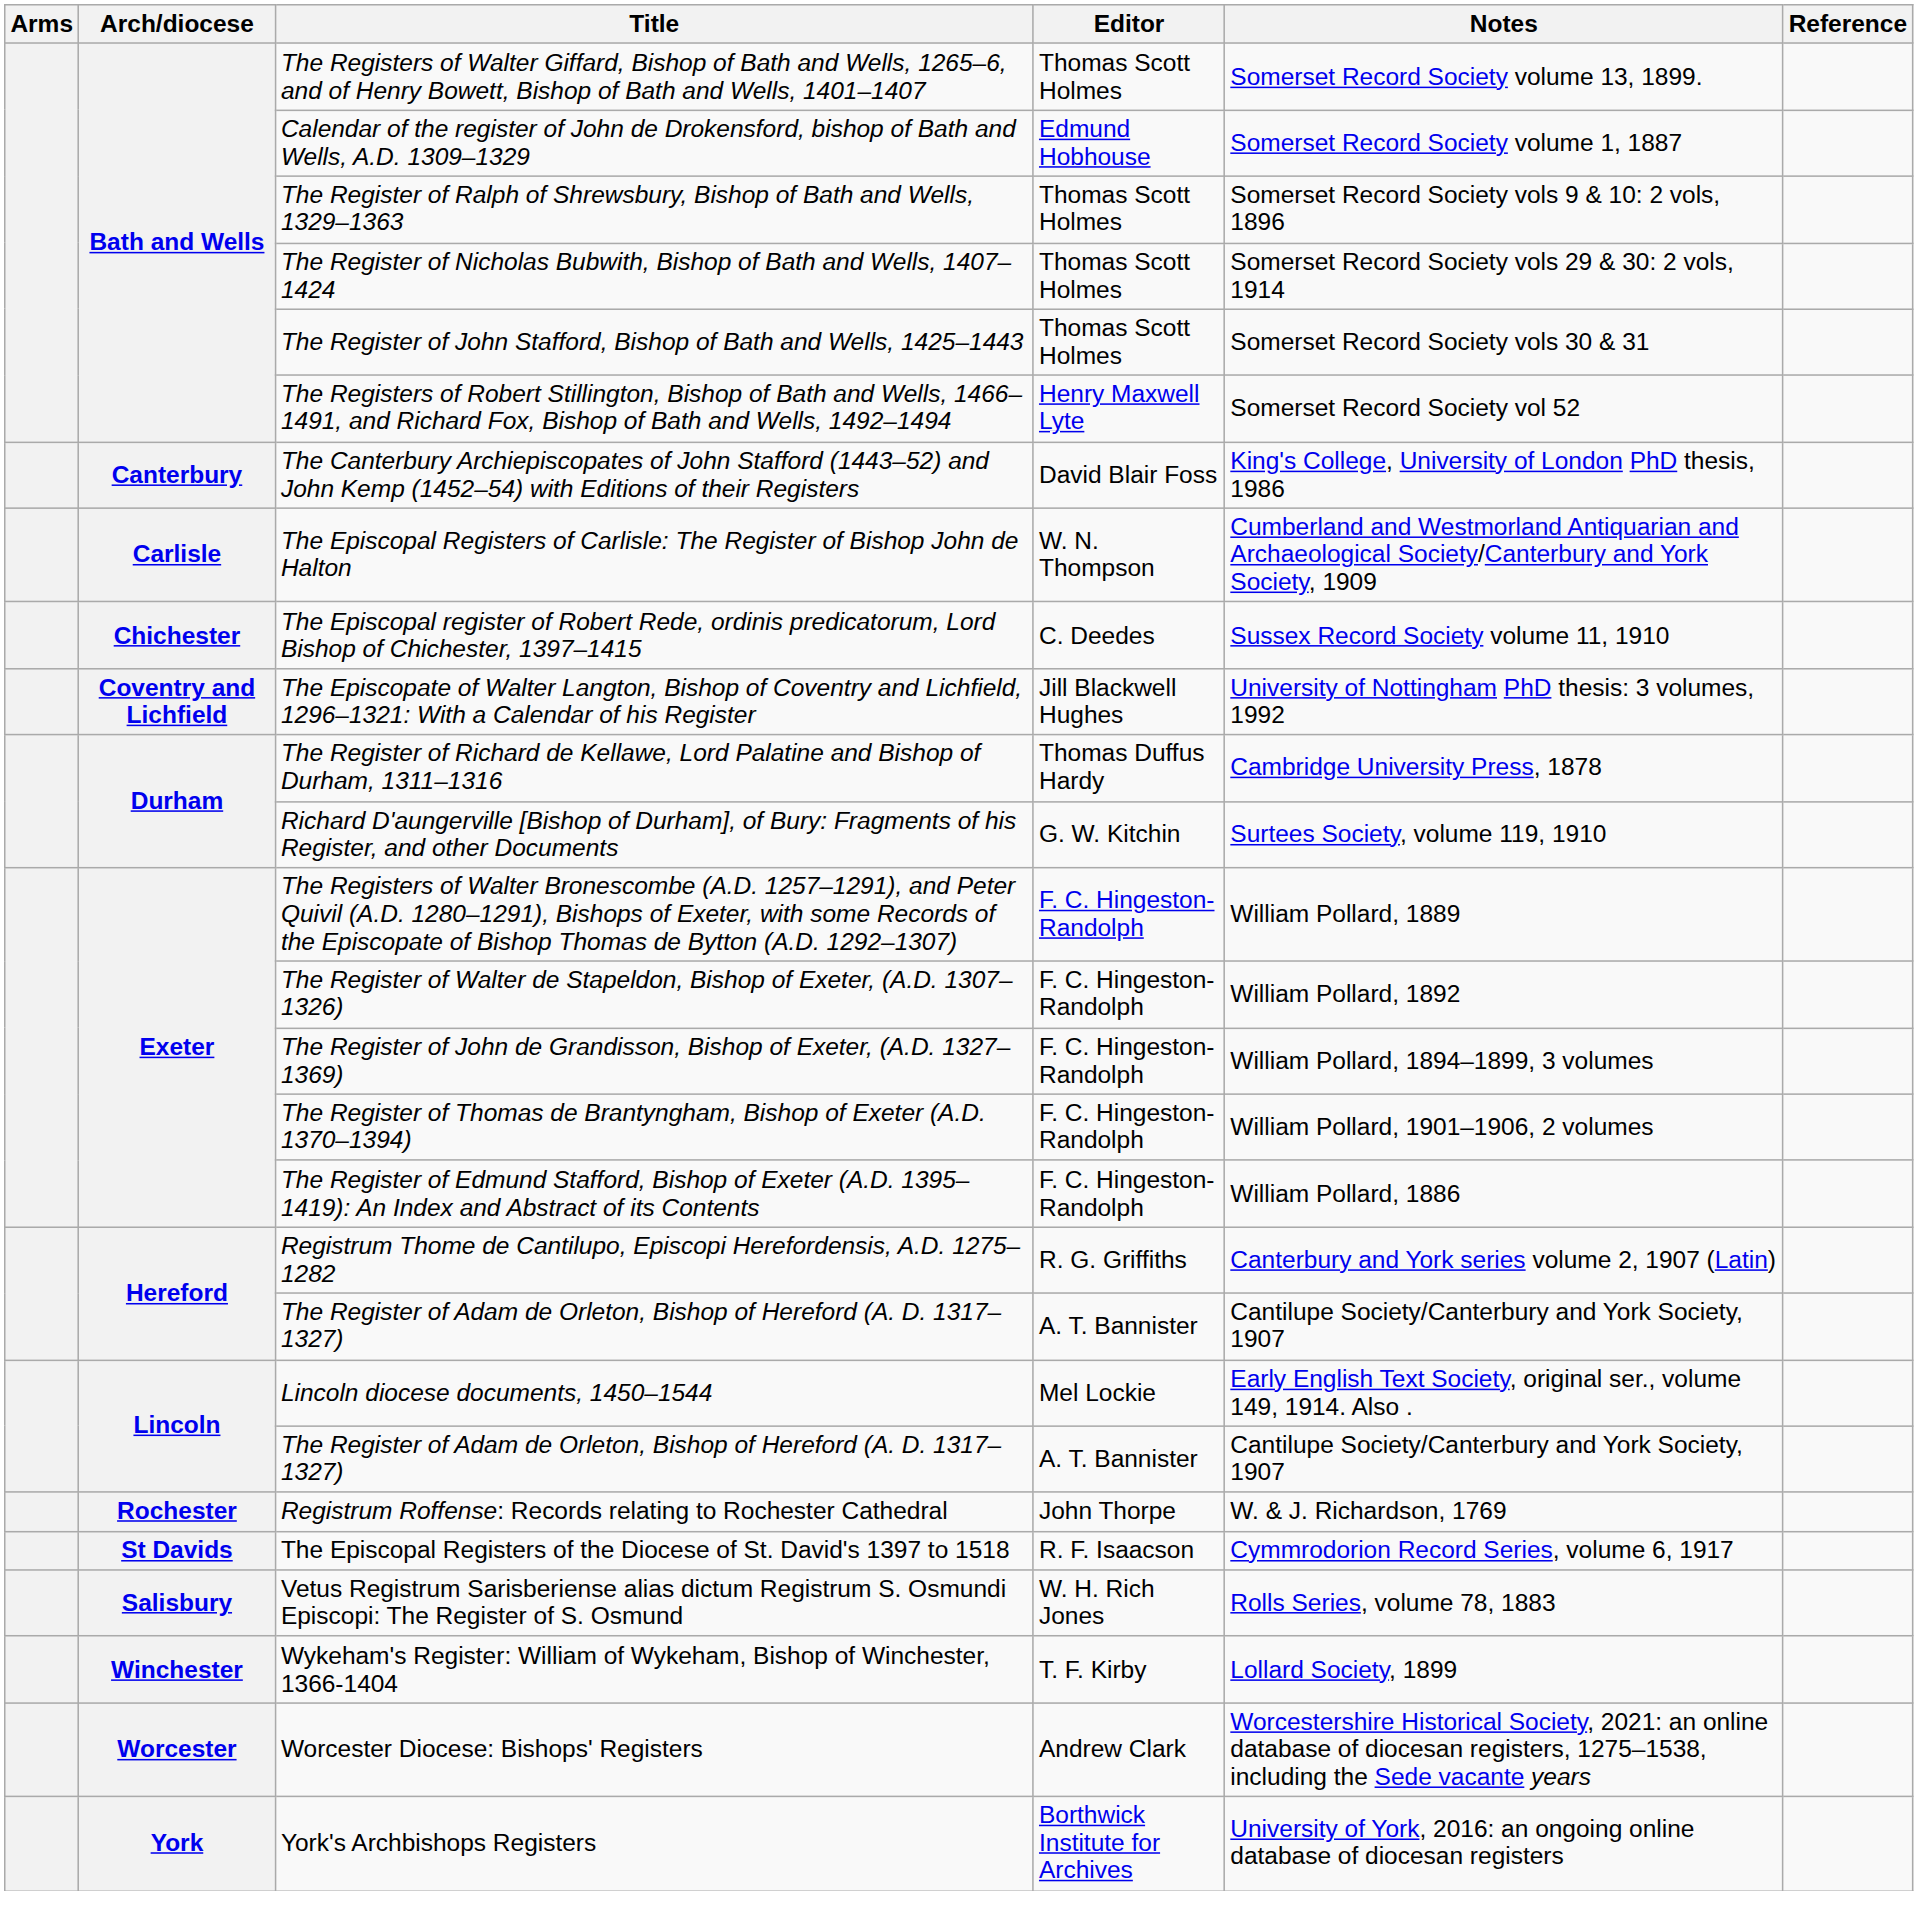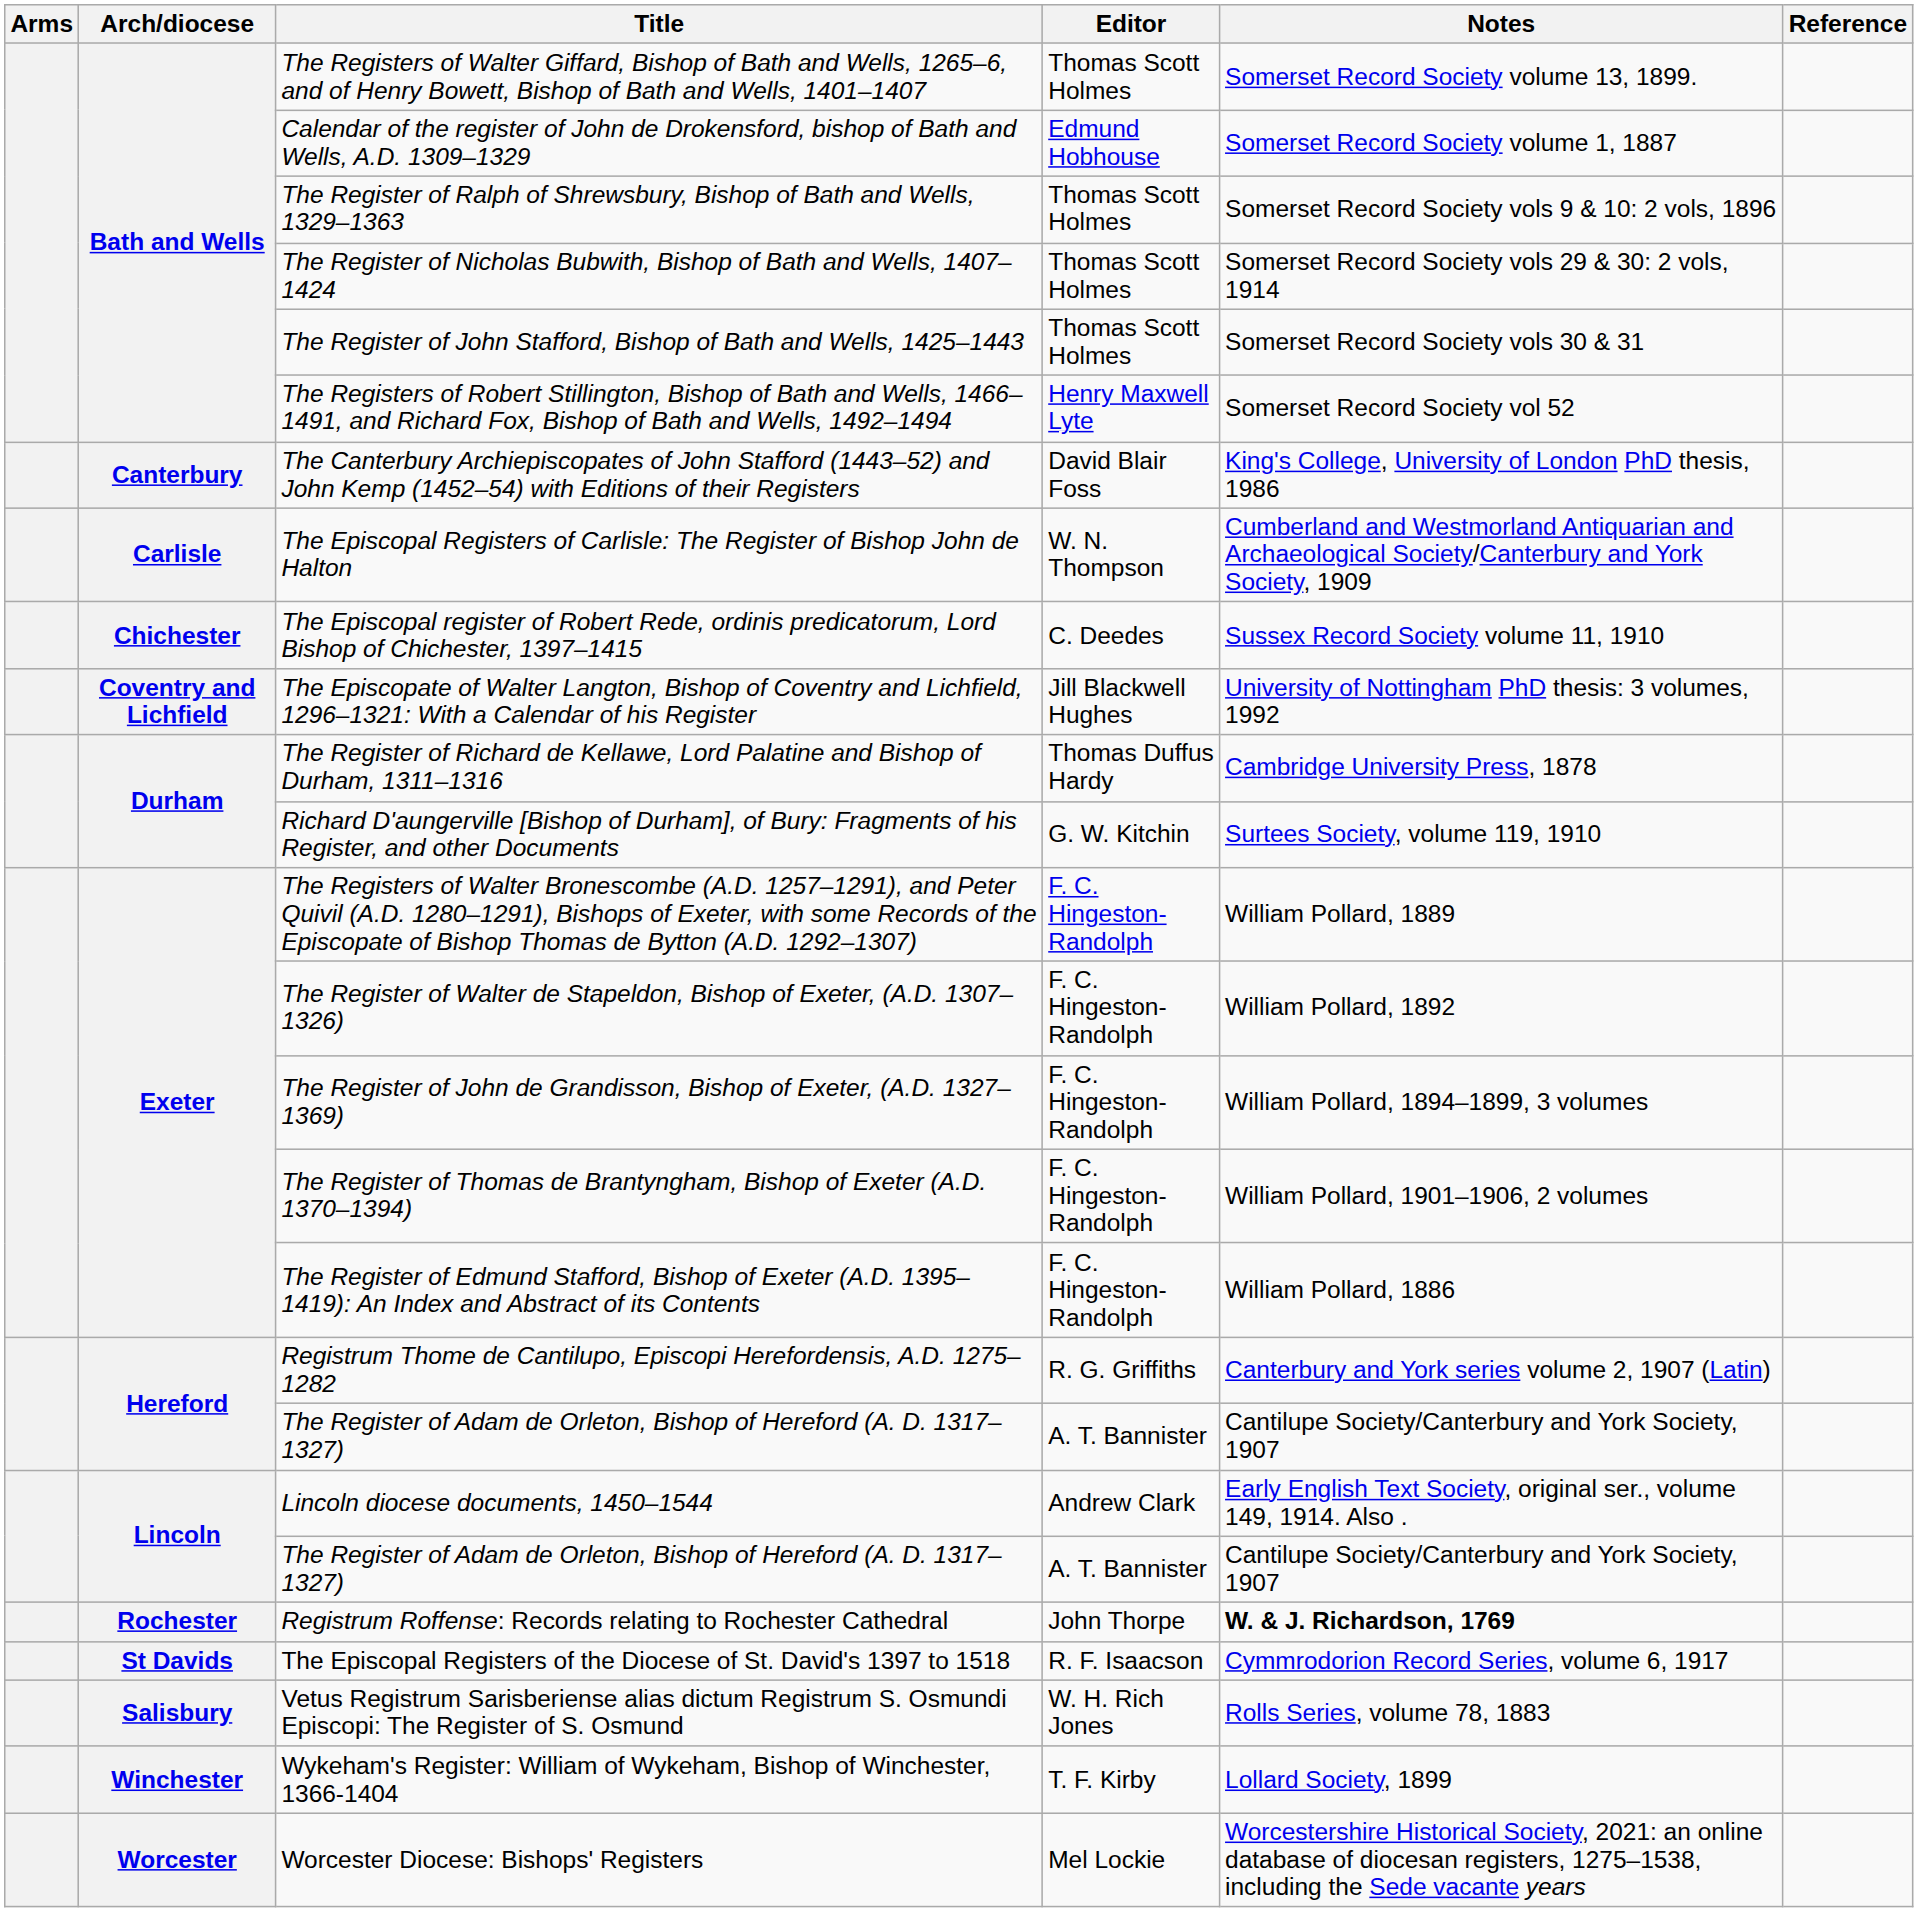(1097, 1392) Mel Lockie -> (1122, 1502) Andrew Clark
(1368, 1511) normal -> (1370, 1621) bold
(1112, 1749) Andrew Clark -> (1107, 1859) Mel Lockie
- row: (177, 1843)
